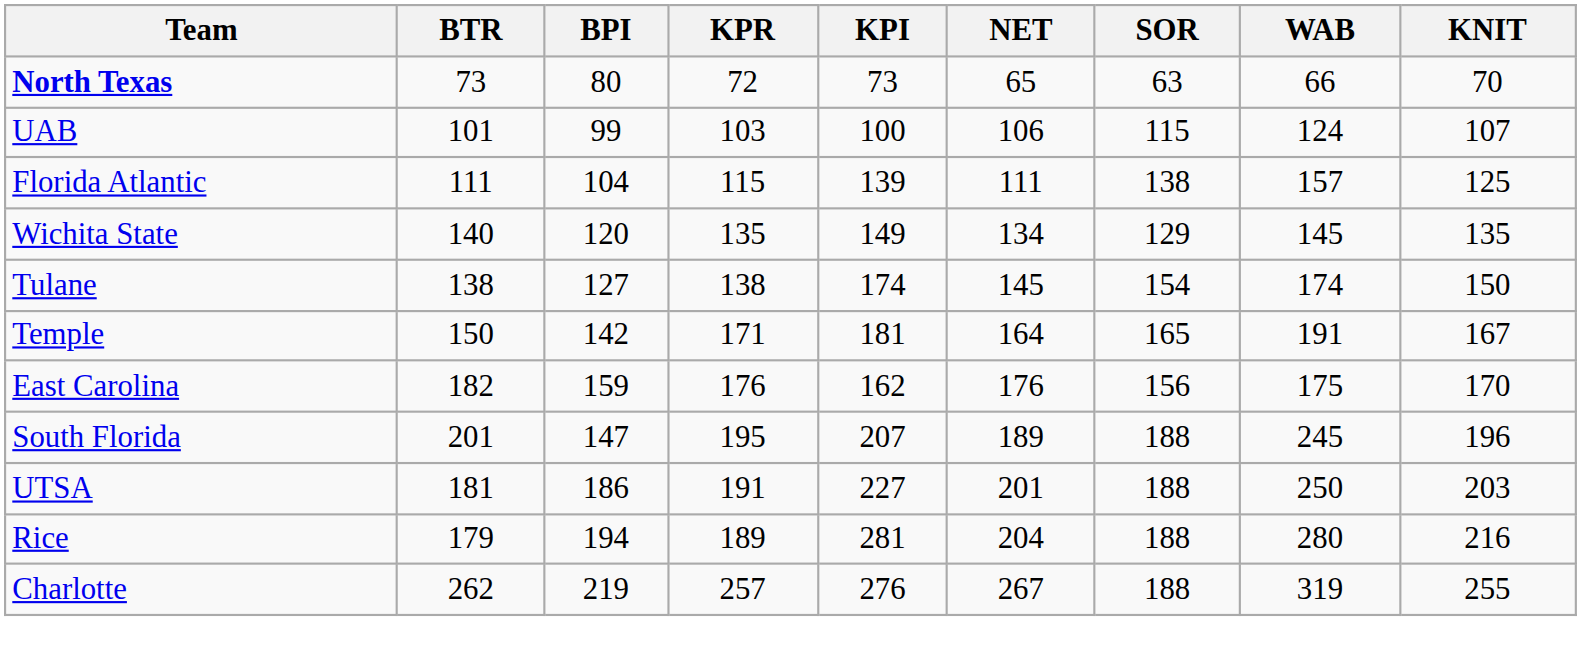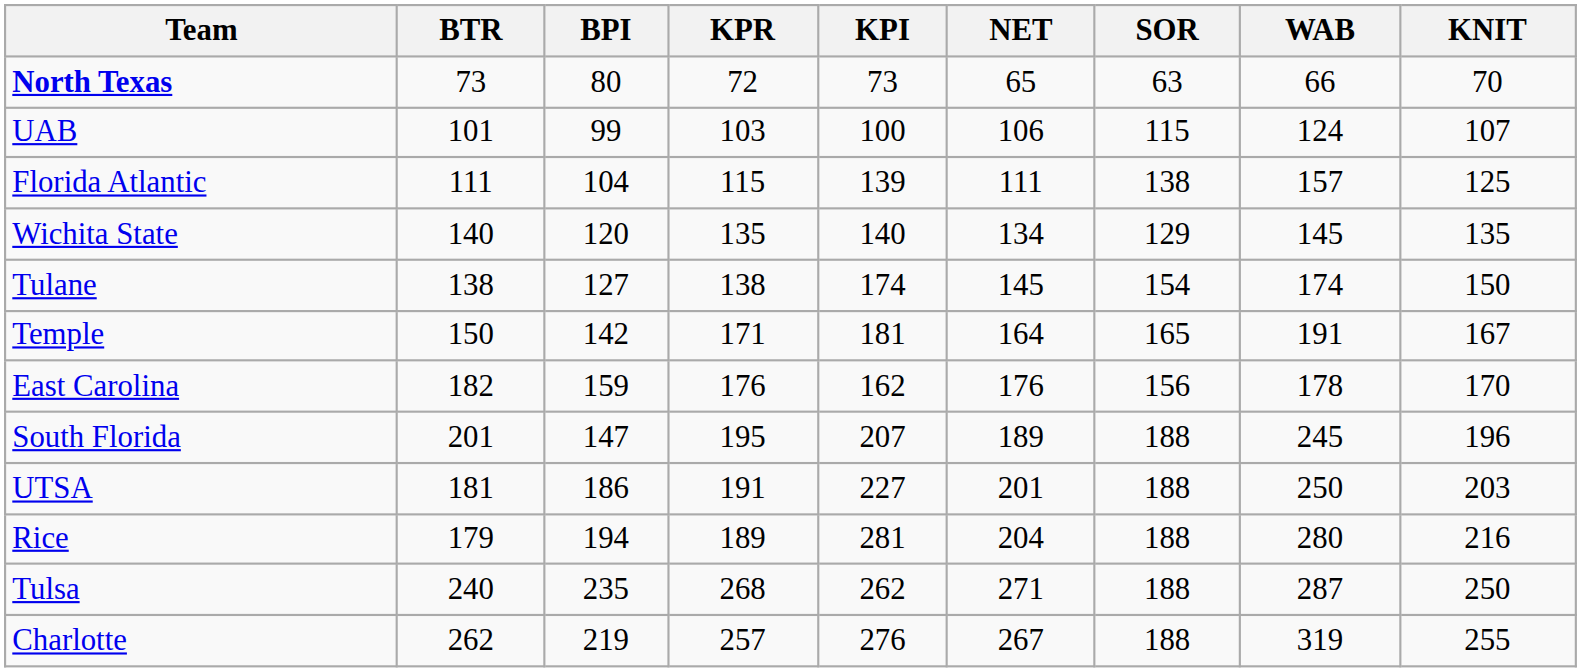(883, 233) 149 -> (883, 233) 140
(1320, 386) 175 -> (1320, 386) 178
+ row: (46, 589)
